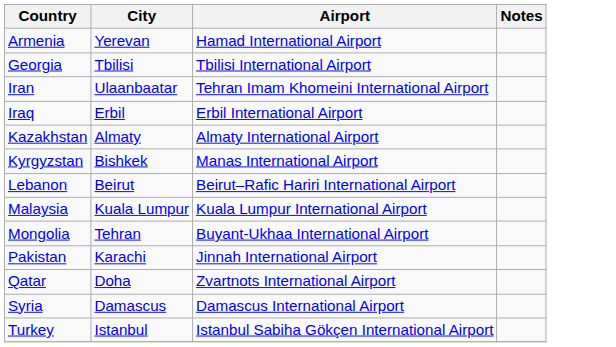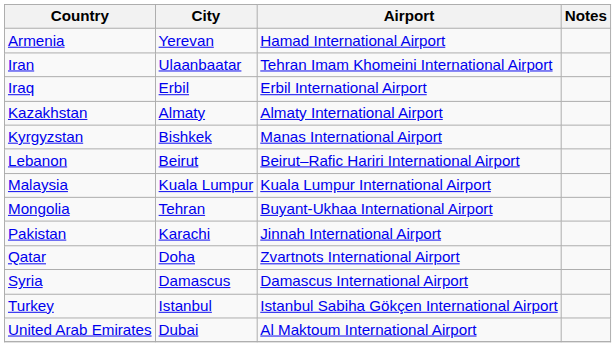- row: (35, 64)
+ row: (80, 329)
